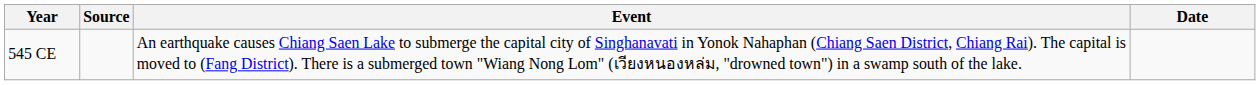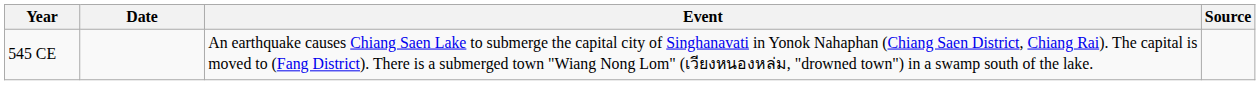columns swapped: (1192, 17) <-> (106, 17)
